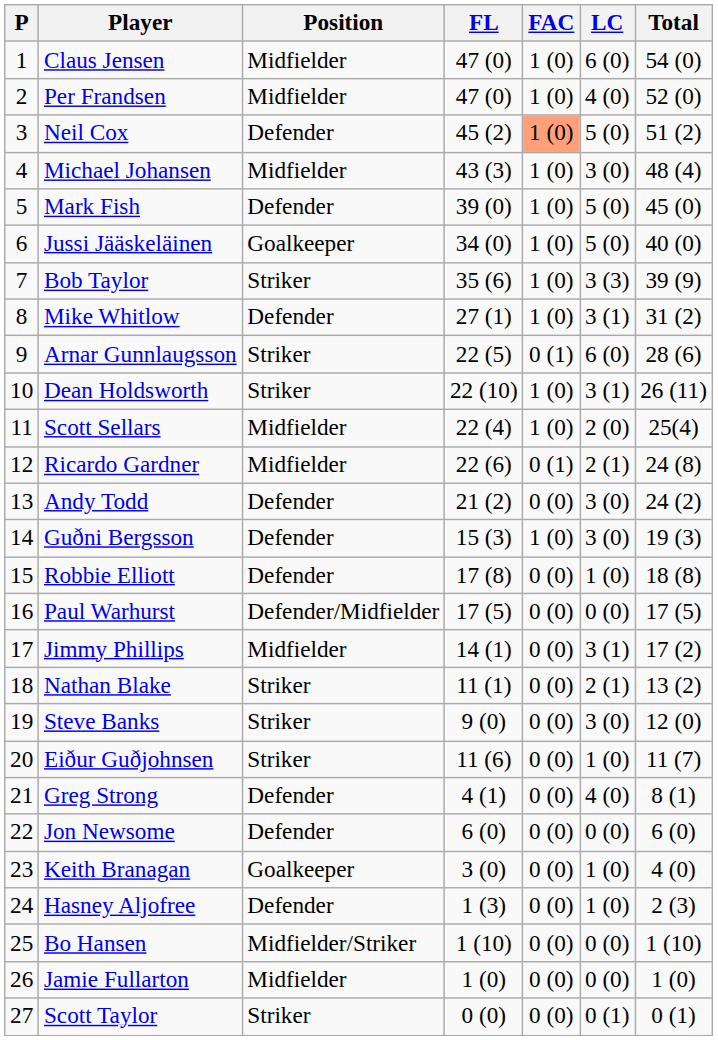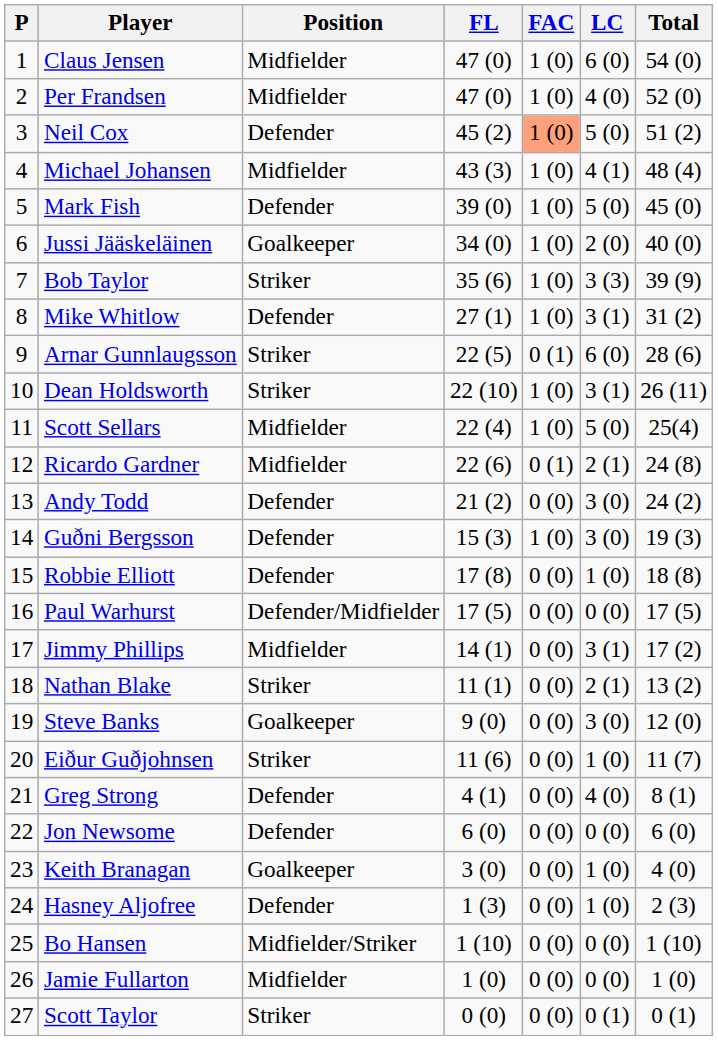(607, 170) 3 (0) -> (607, 170) 4 (1)
(607, 243) 5 (0) -> (607, 243) 2 (0)
(607, 427) 2 (0) -> (607, 427) 5 (0)
(279, 721) Striker -> (301, 721) Goalkeeper
